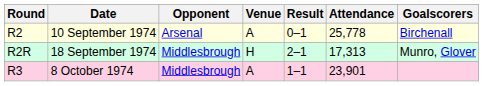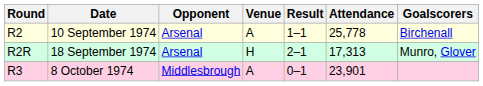(297, 33) 0–1 -> (297, 33) 1–1
(201, 52) Middlesbrough -> (182, 52) Arsenal
(297, 71) 1–1 -> (297, 71) 0–1
